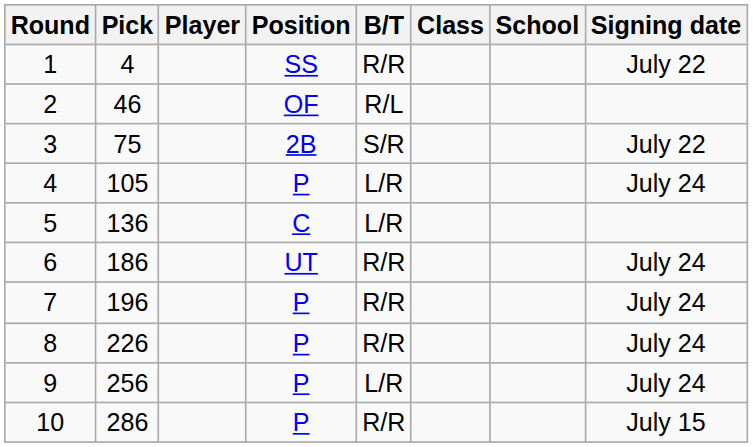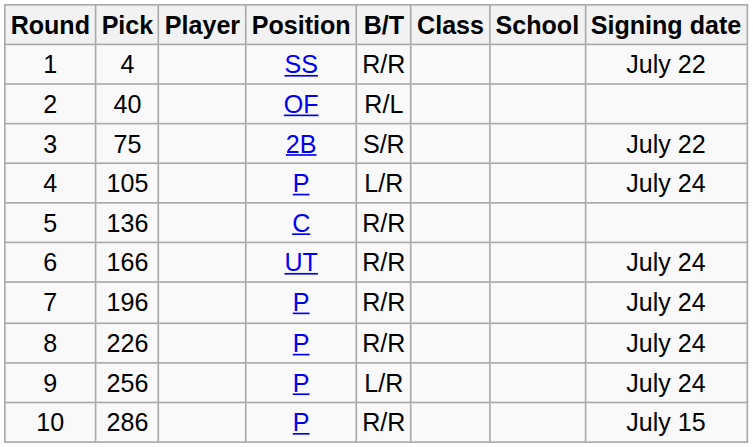(127, 104) 46 -> (127, 104) 40
(384, 223) L/R -> (384, 223) R/R
(127, 263) 186 -> (127, 263) 166
